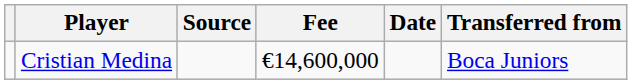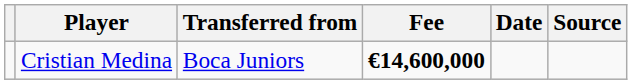columns swapped: (534, 23) <-> (217, 23)
(320, 60) normal -> (427, 60) bold
